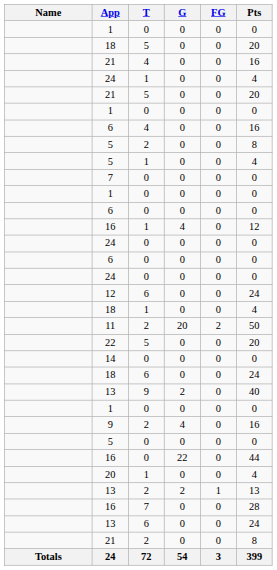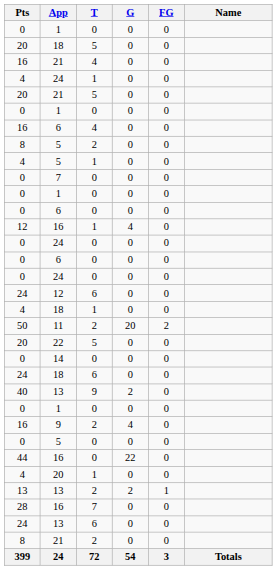columns swapped: (48, 12) <-> (254, 12)
